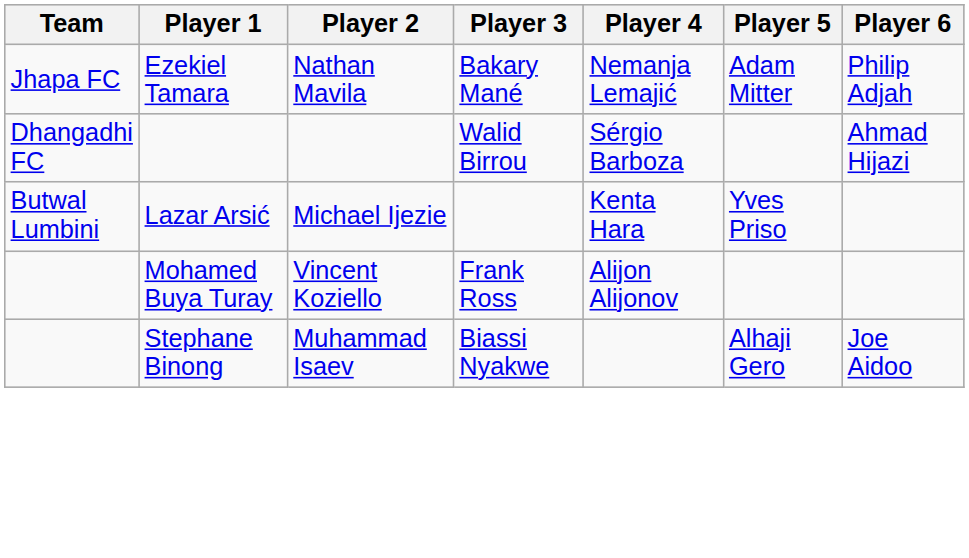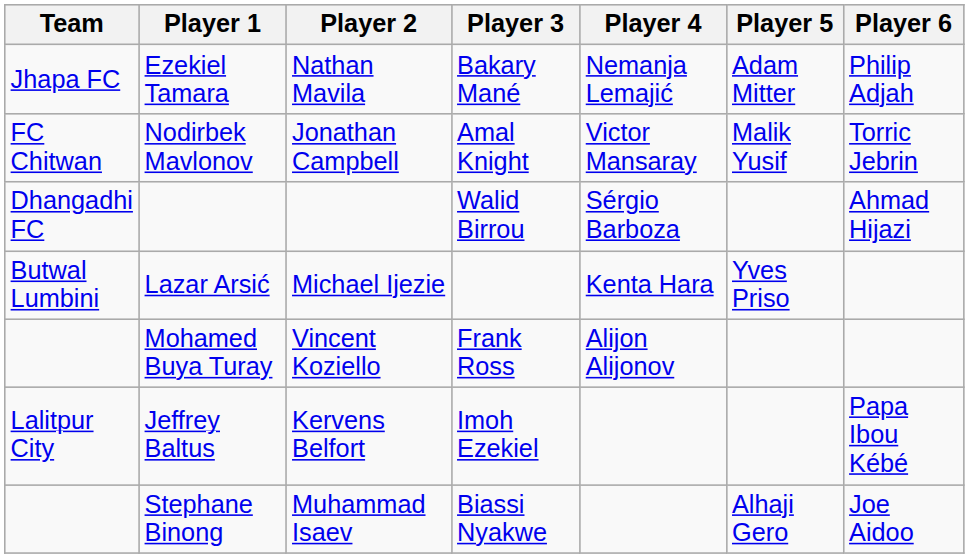+ row: (199, 147)
+ row: (182, 435)
